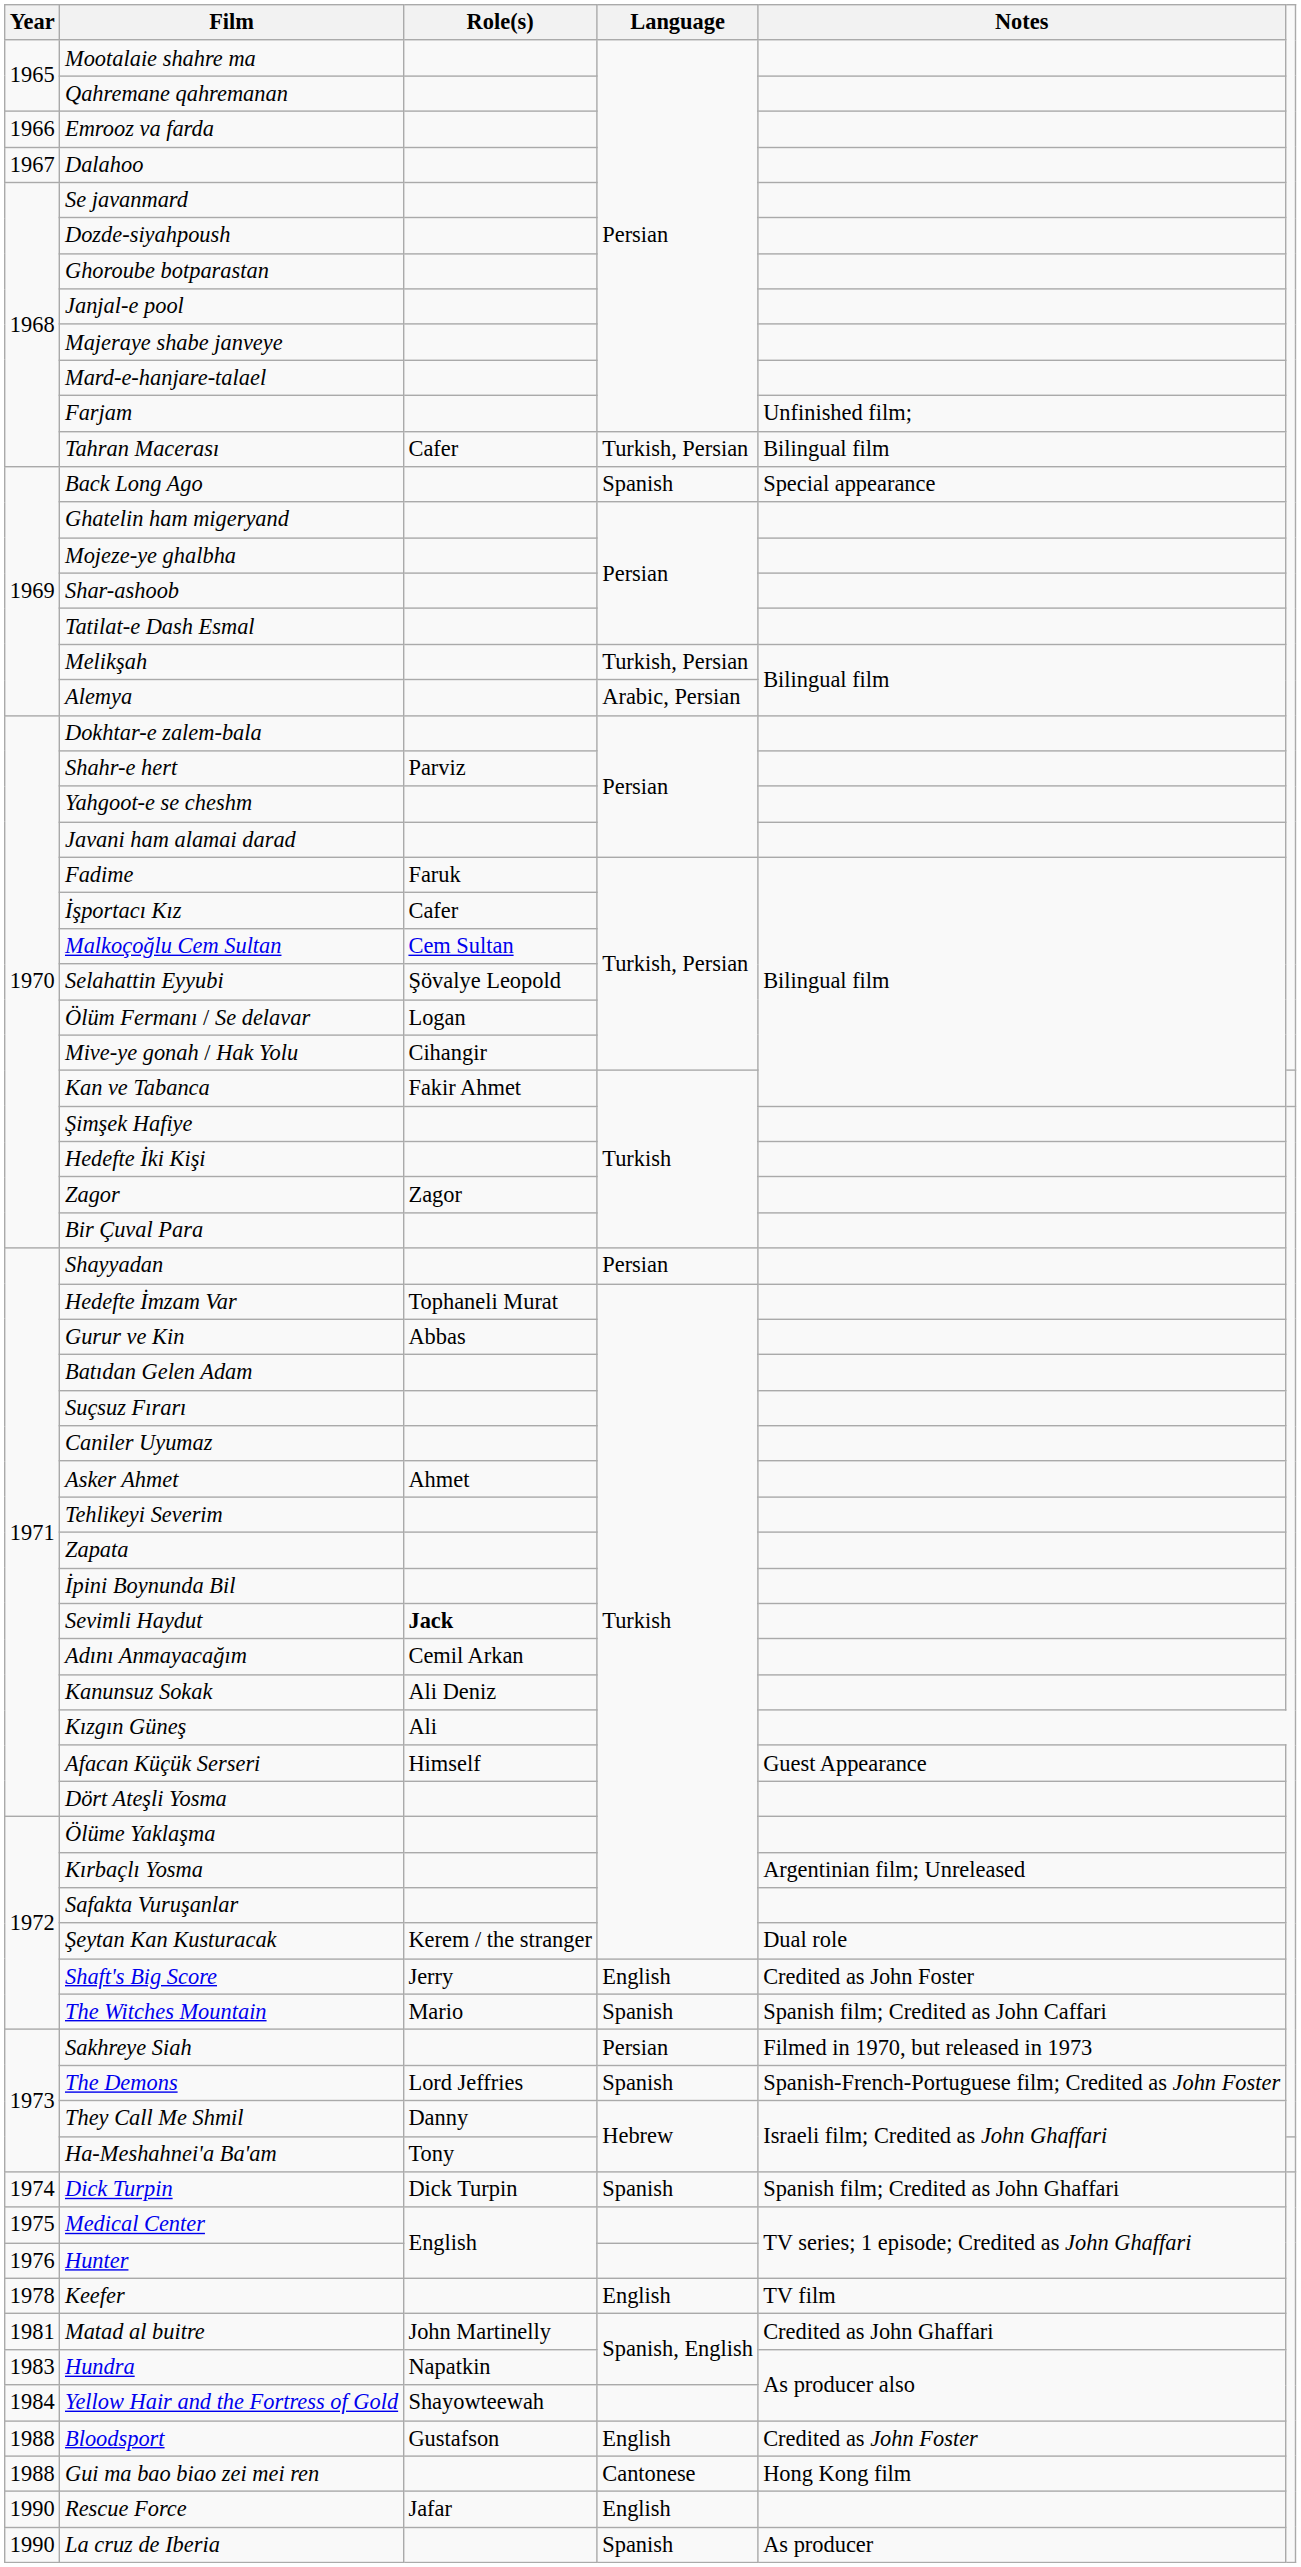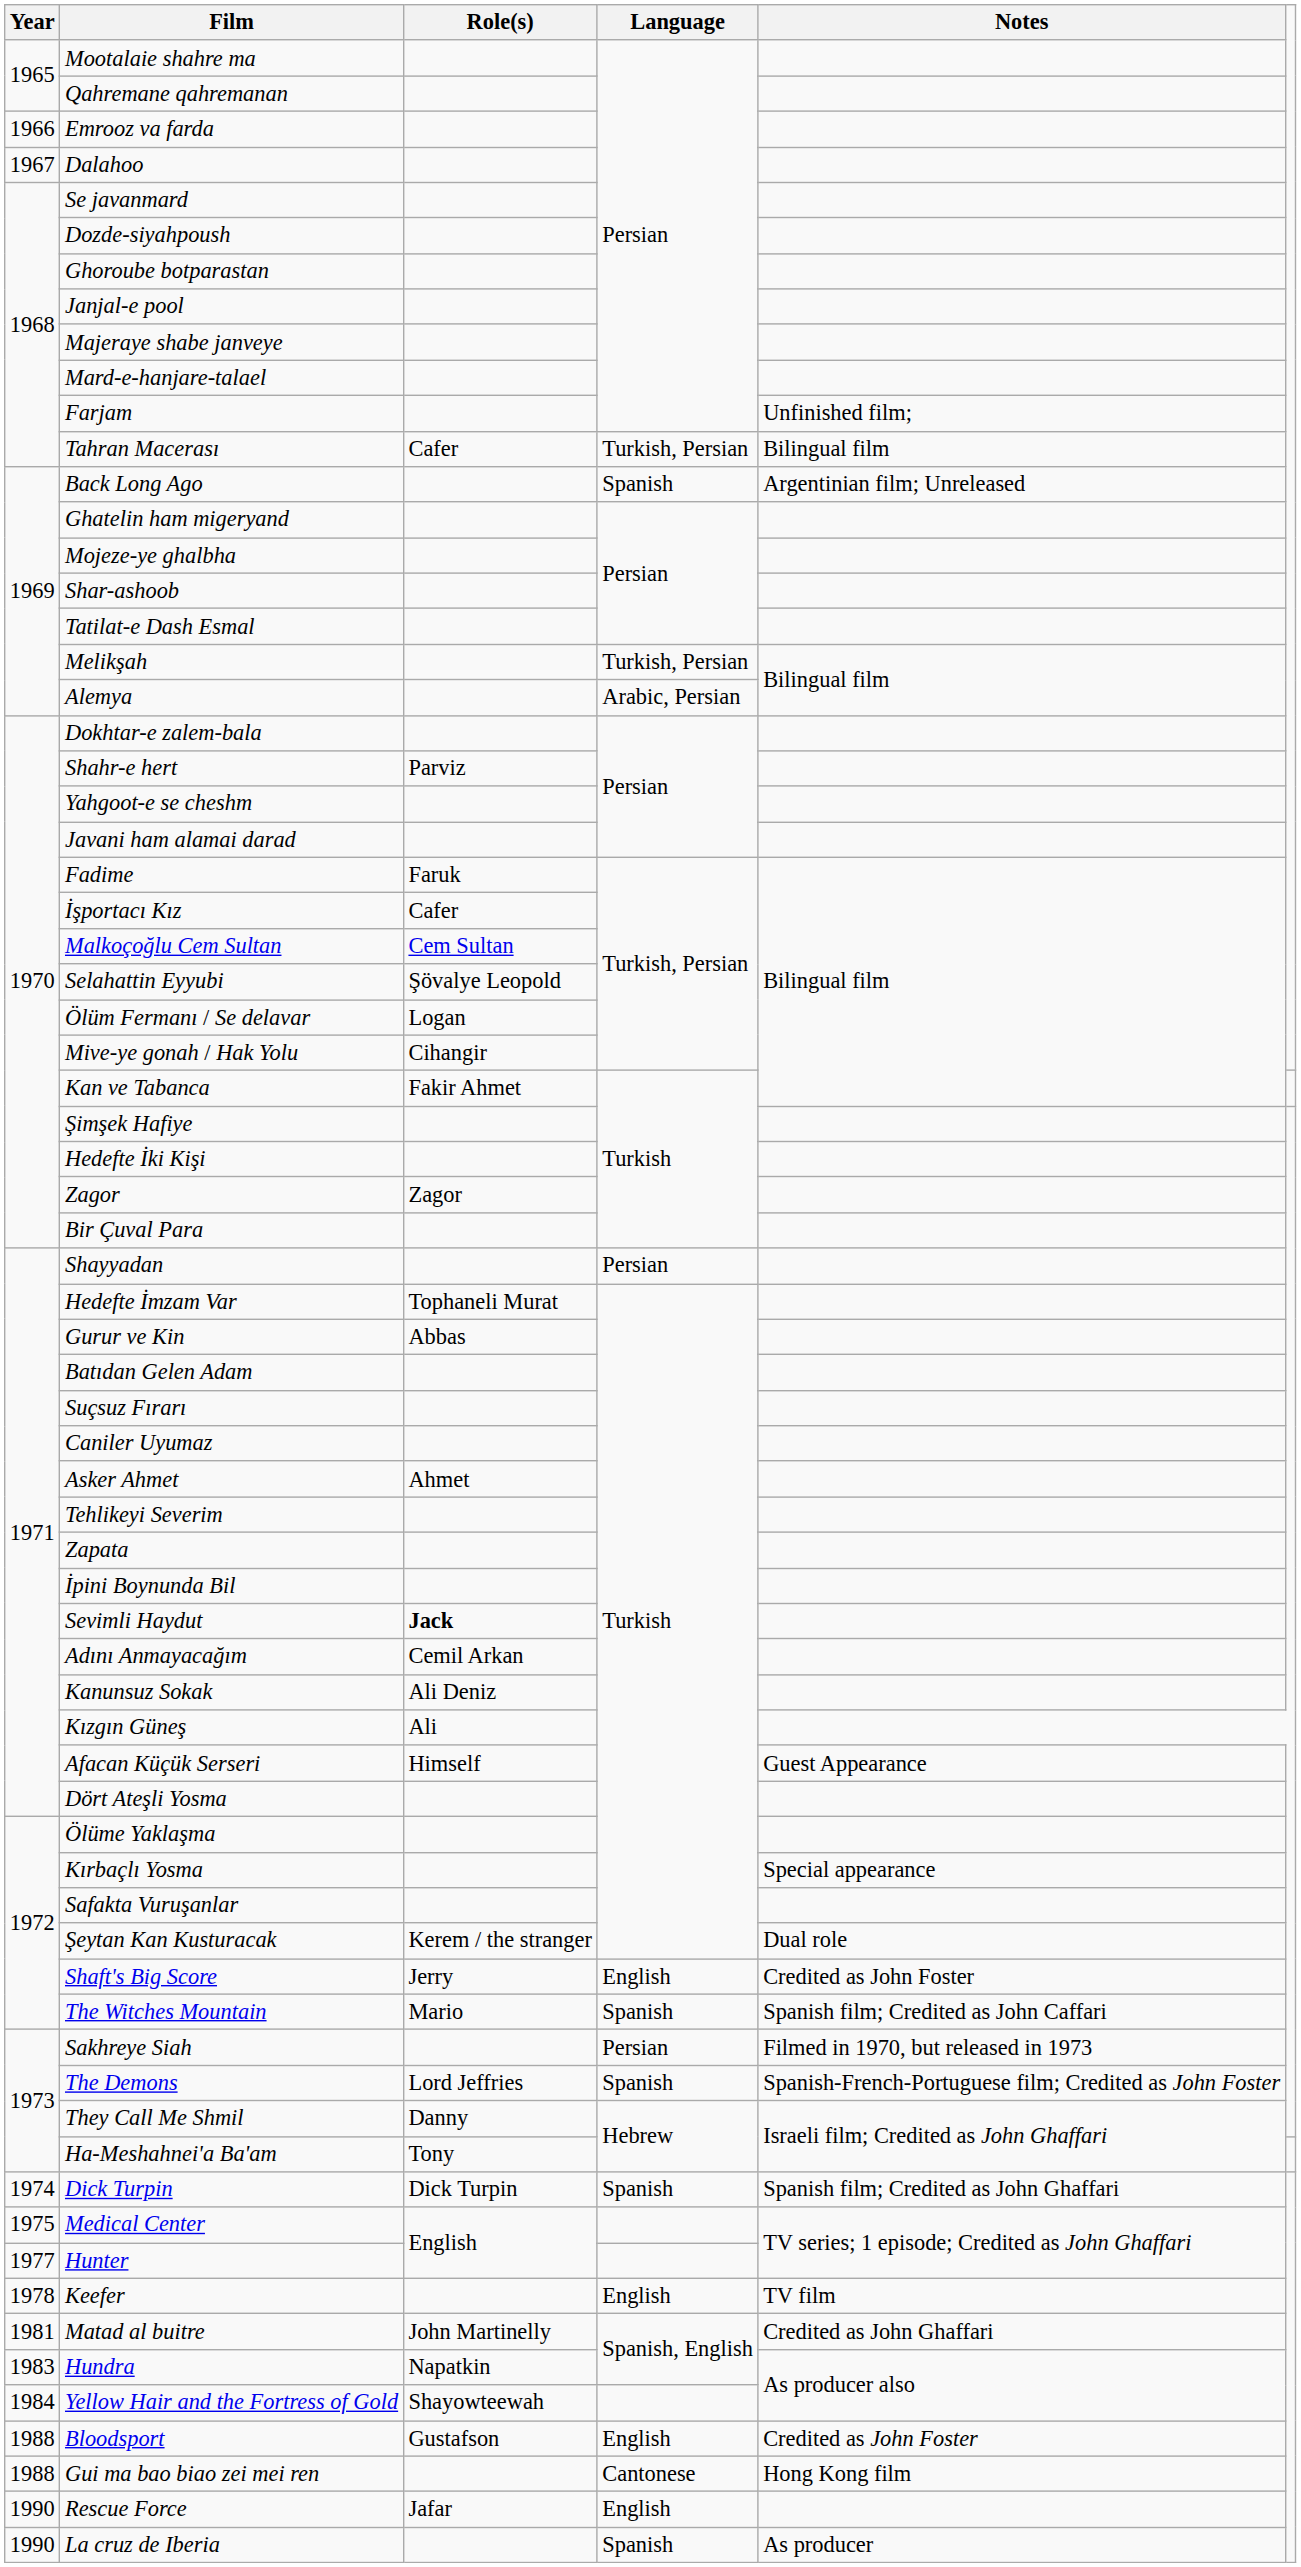(849, 484) Special appearance -> (894, 484) Argentinian film; Unreleased
(894, 1869) Argentinian film; Unreleased -> (849, 1869) Special appearance
(32, 2260) 1976 -> (32, 2260) 1977
